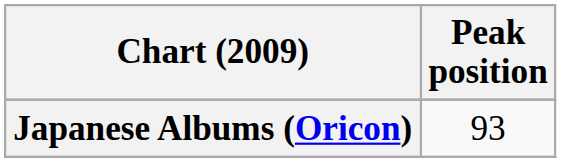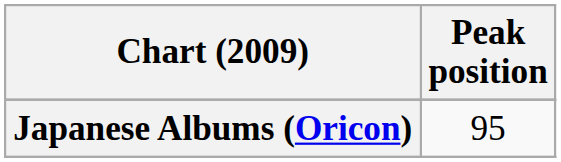(488, 127) 93 -> (488, 127) 95
